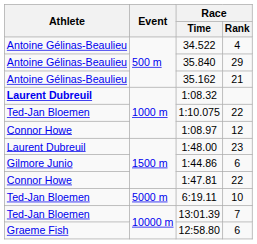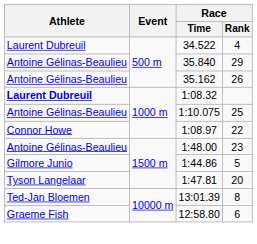(67, 46) Antoine Gélinas-Beaulieu -> (46, 46) Laurent Dubreuil
(237, 80) 21 -> (237, 80) 26
(48, 113) Ted-Jan Bloemen -> (67, 113) Antoine Gélinas-Beaulieu
(237, 113) 22 -> (237, 113) 25
(237, 130) 12 -> (237, 130) 22
(46, 147) Laurent Dubreuil -> (67, 147) Antoine Gélinas-Beaulieu
(237, 164) 6 -> (237, 164) 5
(39, 181) Connor Howe -> (46, 181) Tyson Langelaar
(237, 181) 22 -> (237, 181) 20
- row: (199, 197)
(237, 214) 7 -> (237, 197) 8
